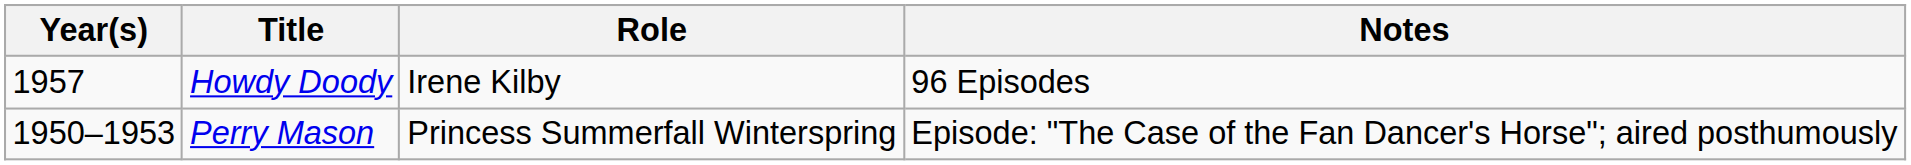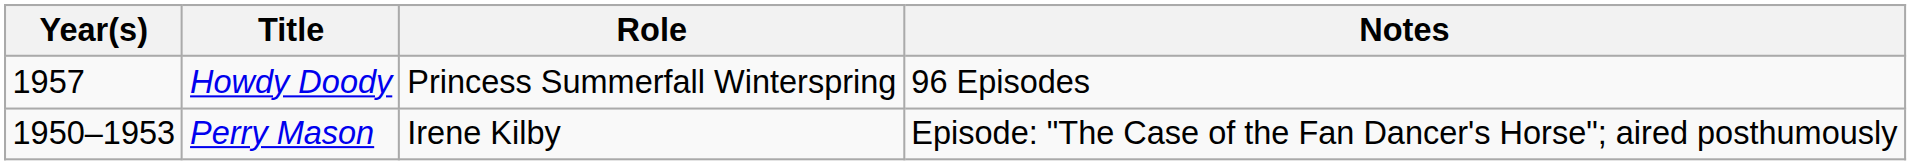(484, 81) Irene Kilby -> (652, 81) Princess Summerfall Winterspring
(652, 133) Princess Summerfall Winterspring -> (484, 133) Irene Kilby
